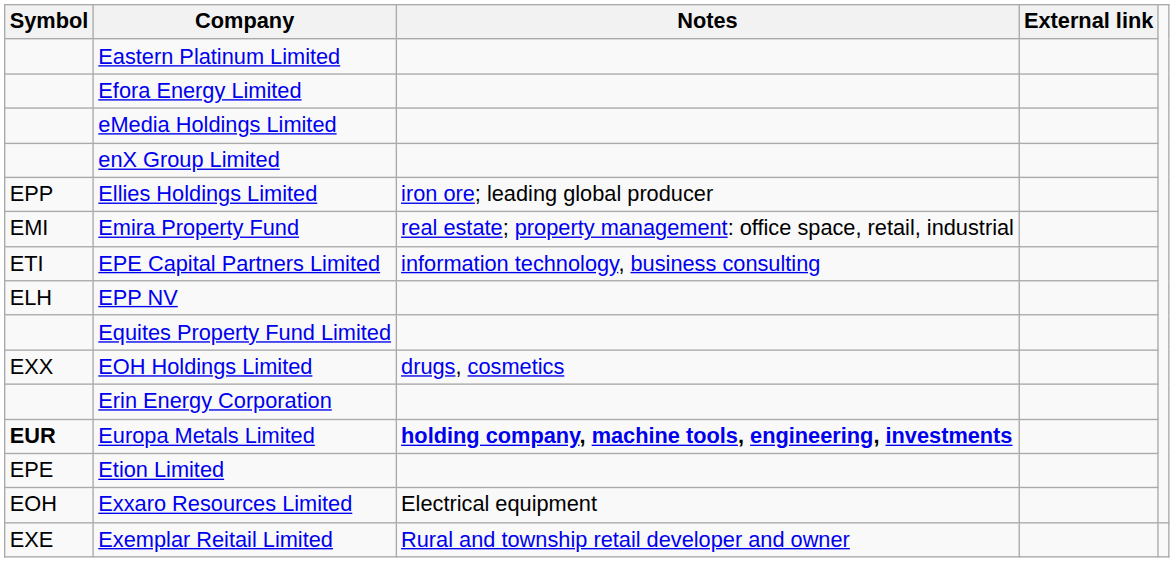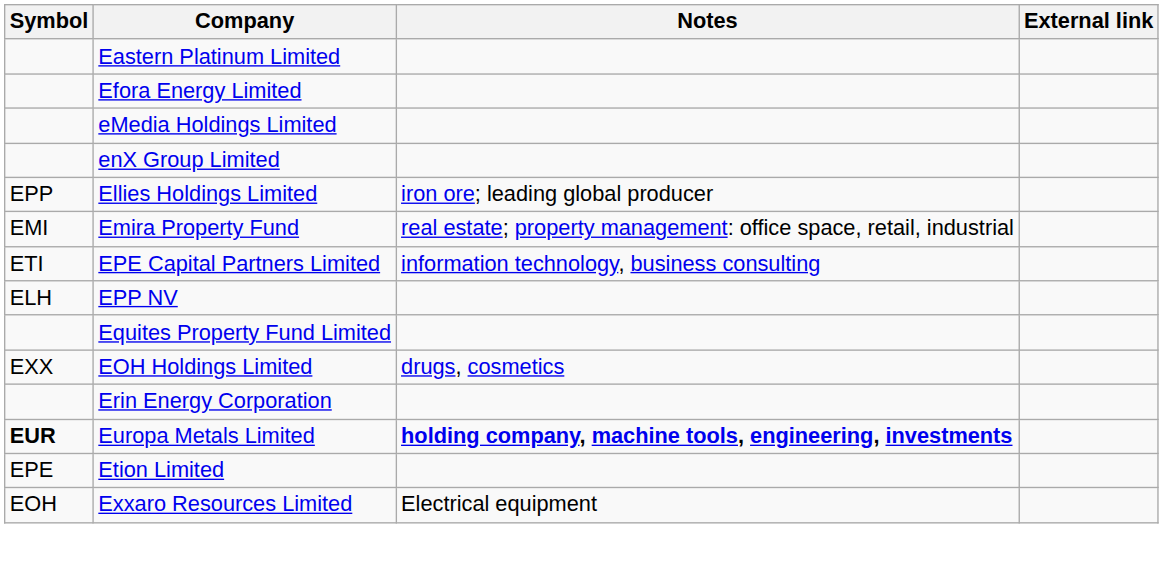- row: (216, 539)
